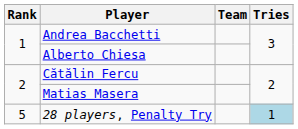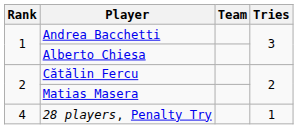(22, 114) 5 -> (22, 114) 4
(271, 114) lightblue background -> (271, 114) no background
